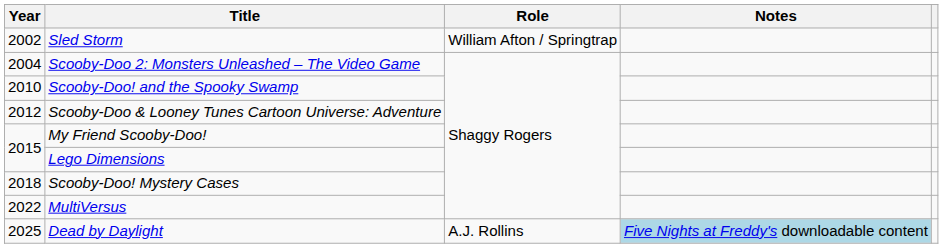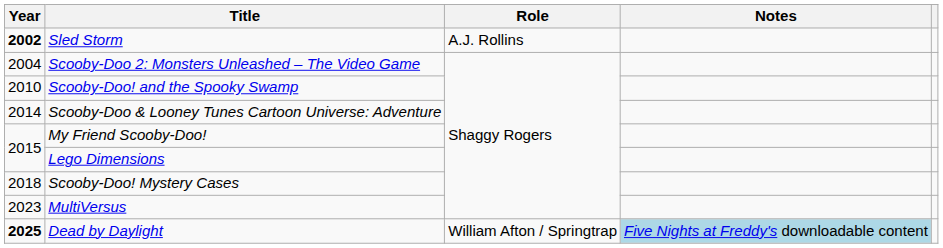(25, 40) normal -> (25, 40) bold
(533, 40) William Afton / Springtrap -> (486, 40) A.J. Rollins
(25, 111) 2012 -> (25, 111) 2014
(25, 207) 2022 -> (25, 207) 2023
(25, 231) normal -> (25, 231) bold
(486, 231) A.J. Rollins -> (533, 231) William Afton / Springtrap
